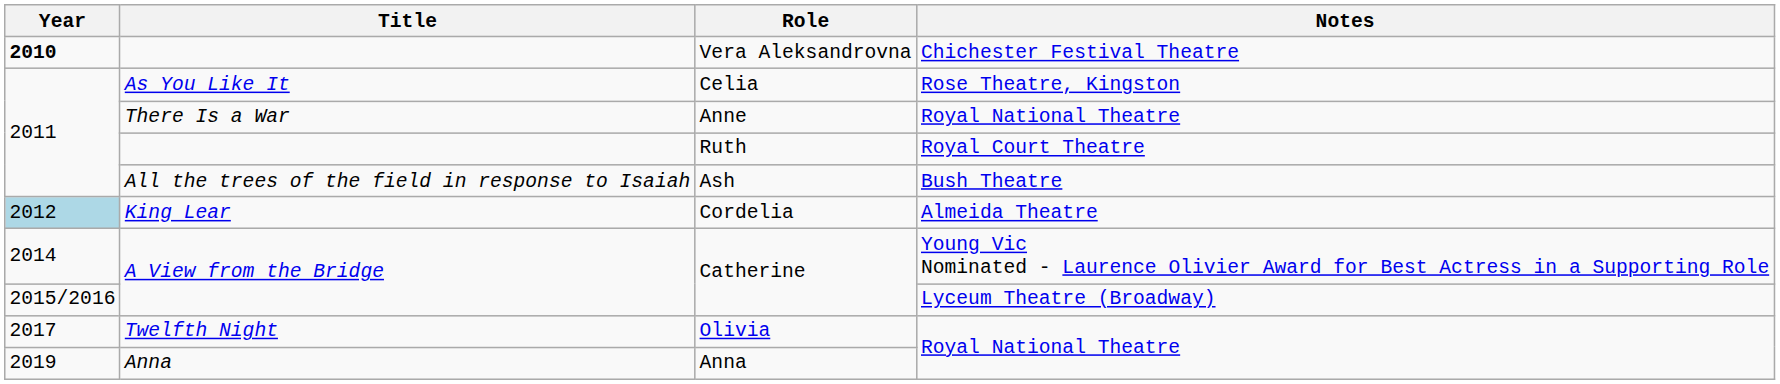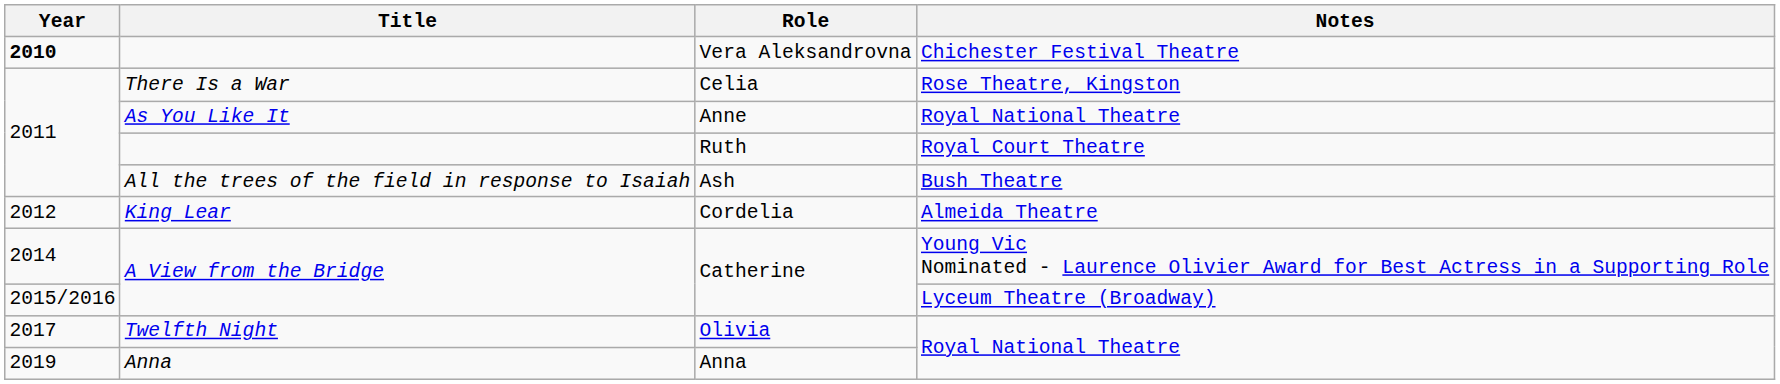(207, 85) As You Like It -> (207, 85) There Is a War
(207, 117) There Is a War -> (207, 117) As You Like It
(33, 213) lightblue background -> (33, 213) no background
